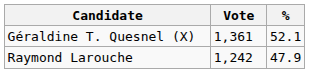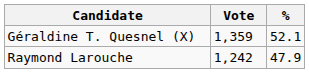(233, 36) 1,361 -> (233, 36) 1,359
